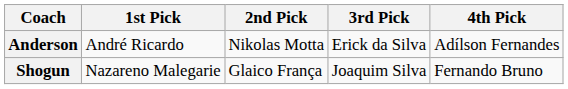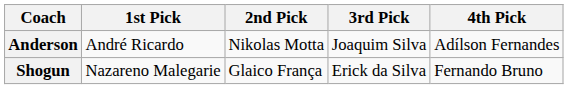(379, 44) Erick da Silva -> (379, 44) Joaquim Silva
(379, 70) Joaquim Silva -> (379, 70) Erick da Silva
